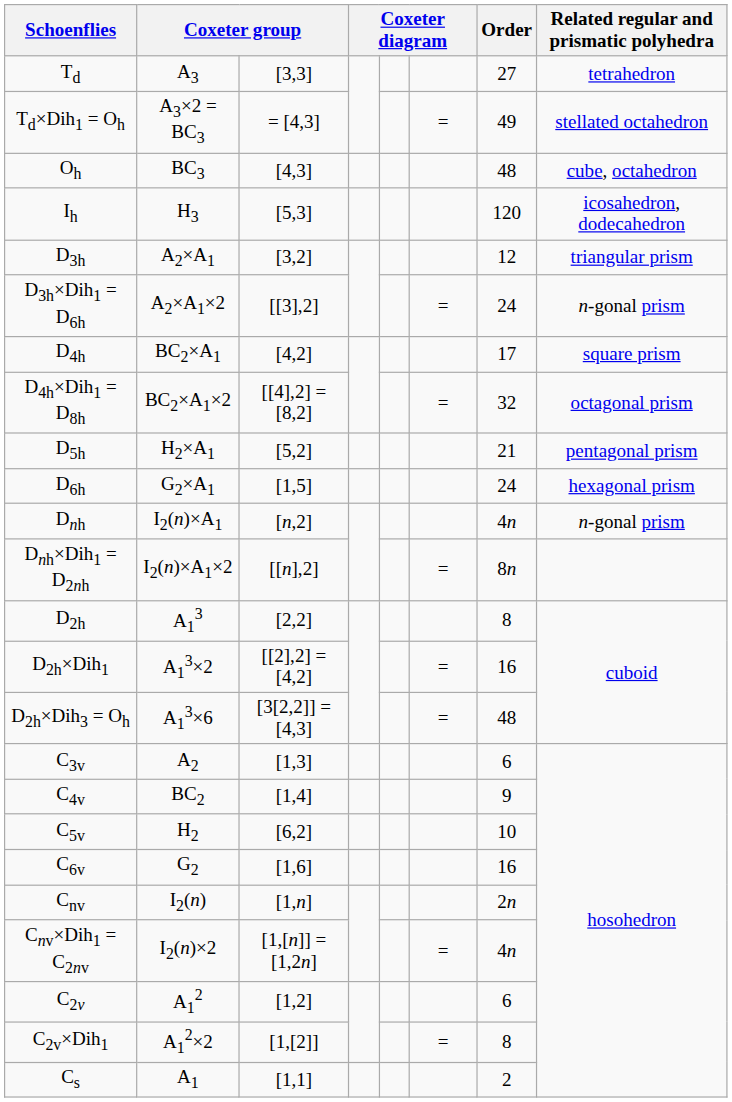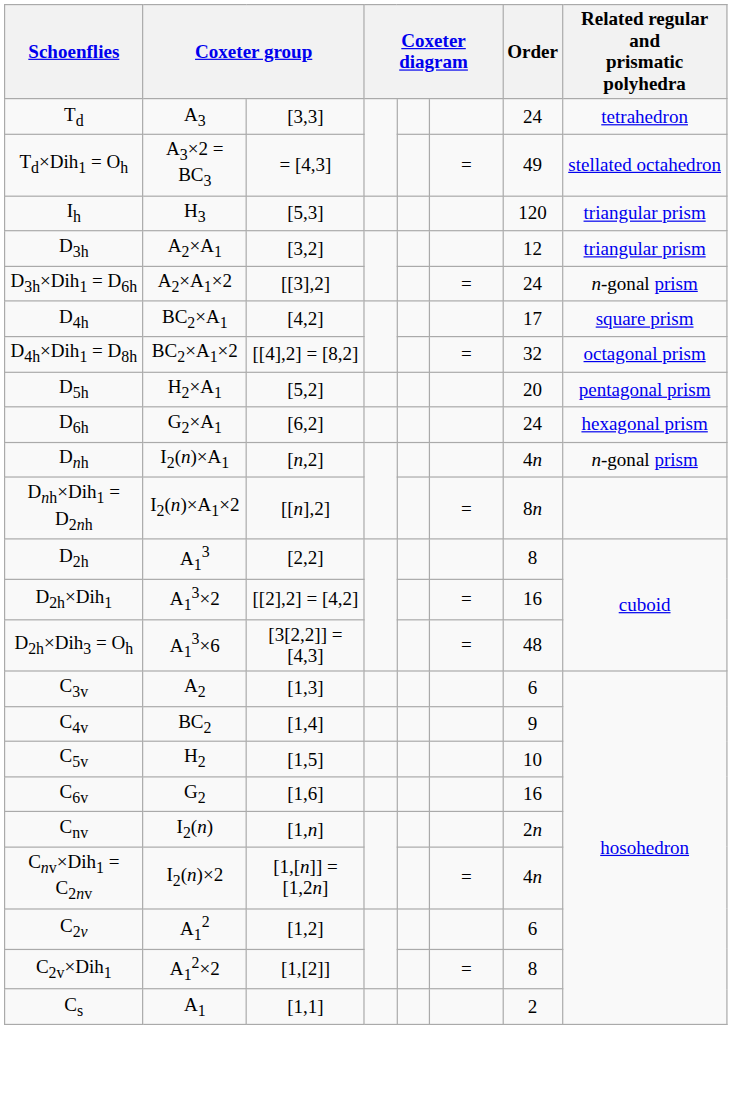(507, 73) 27 -> (533, 116) 24
- row: (71, 170)
(632, 213) icosahedron, dodecahedron -> (645, 213) triangular prism
(507, 450) 21 -> (533, 389) 20
(294, 485) [1,5] -> (305, 424) [6,2]
(294, 831) [6,2] -> (305, 758) [1,5]
